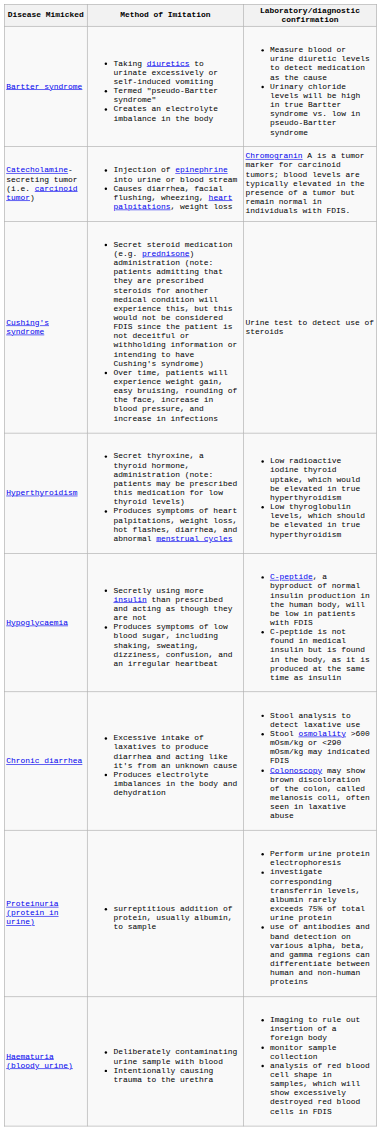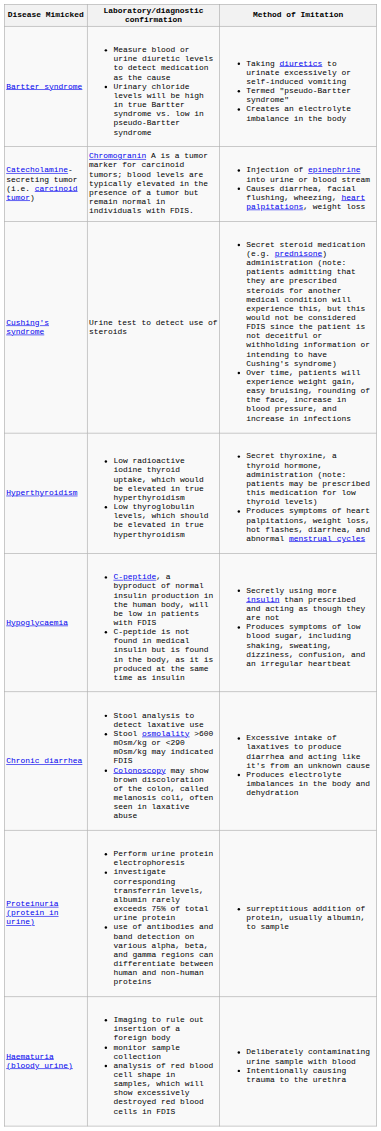columns swapped: (165, 15) <-> (310, 15)
